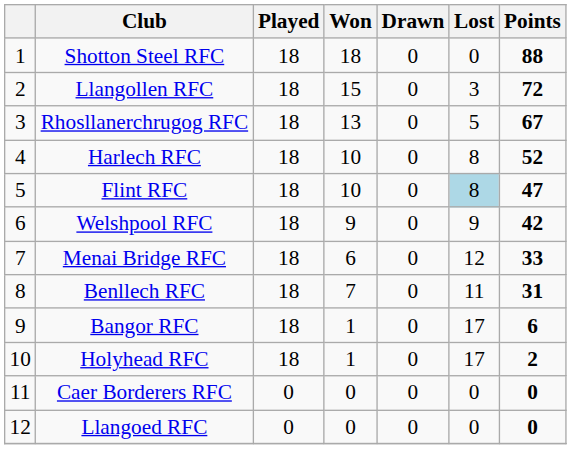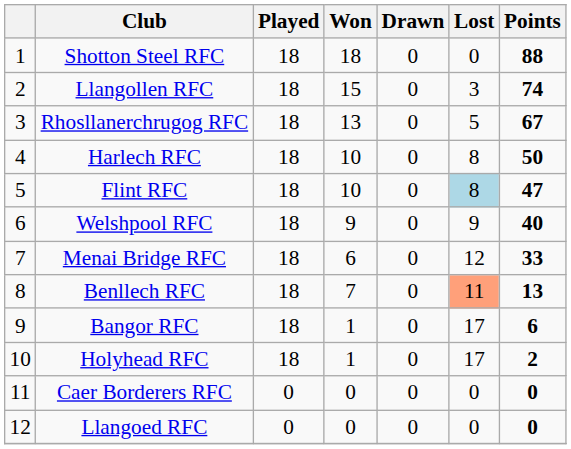(532, 88) 72 -> (532, 88) 74
(532, 156) 52 -> (532, 156) 50
(532, 223) 42 -> (532, 223) 40
(474, 291) no background -> (474, 291) lightsalmon background
(532, 291) 31 -> (532, 291) 13
